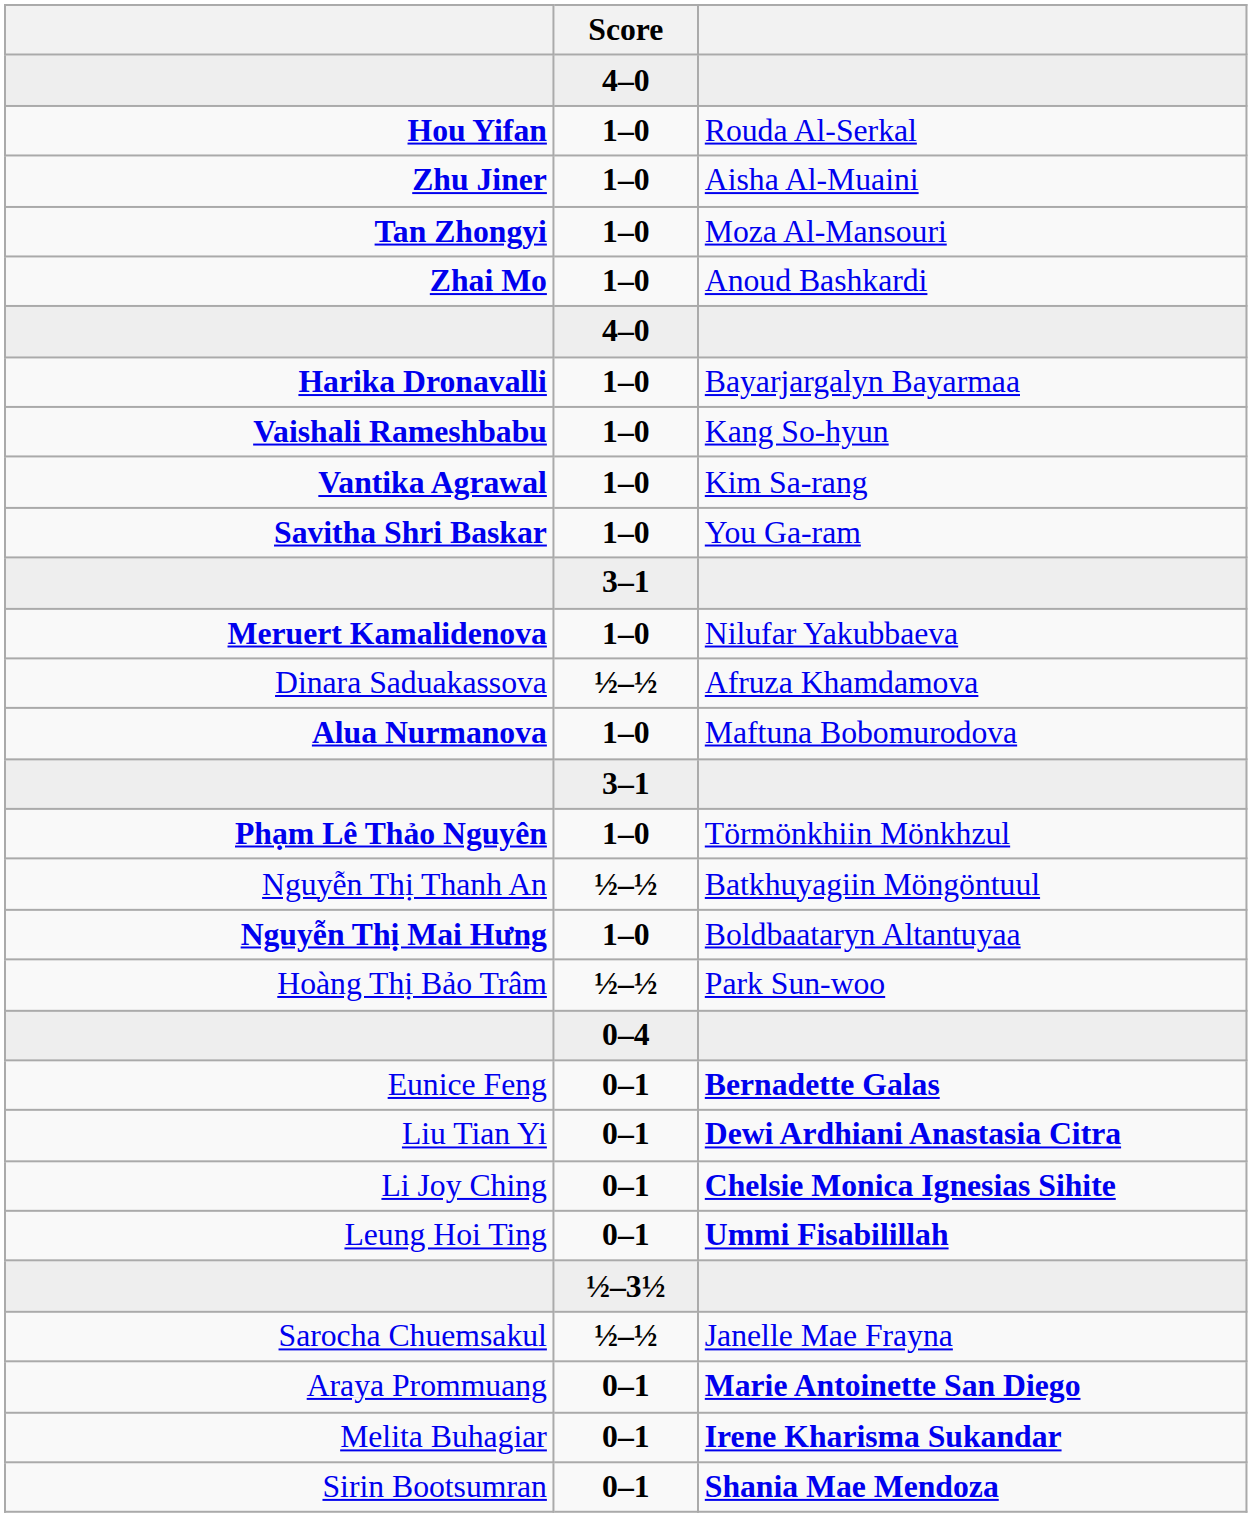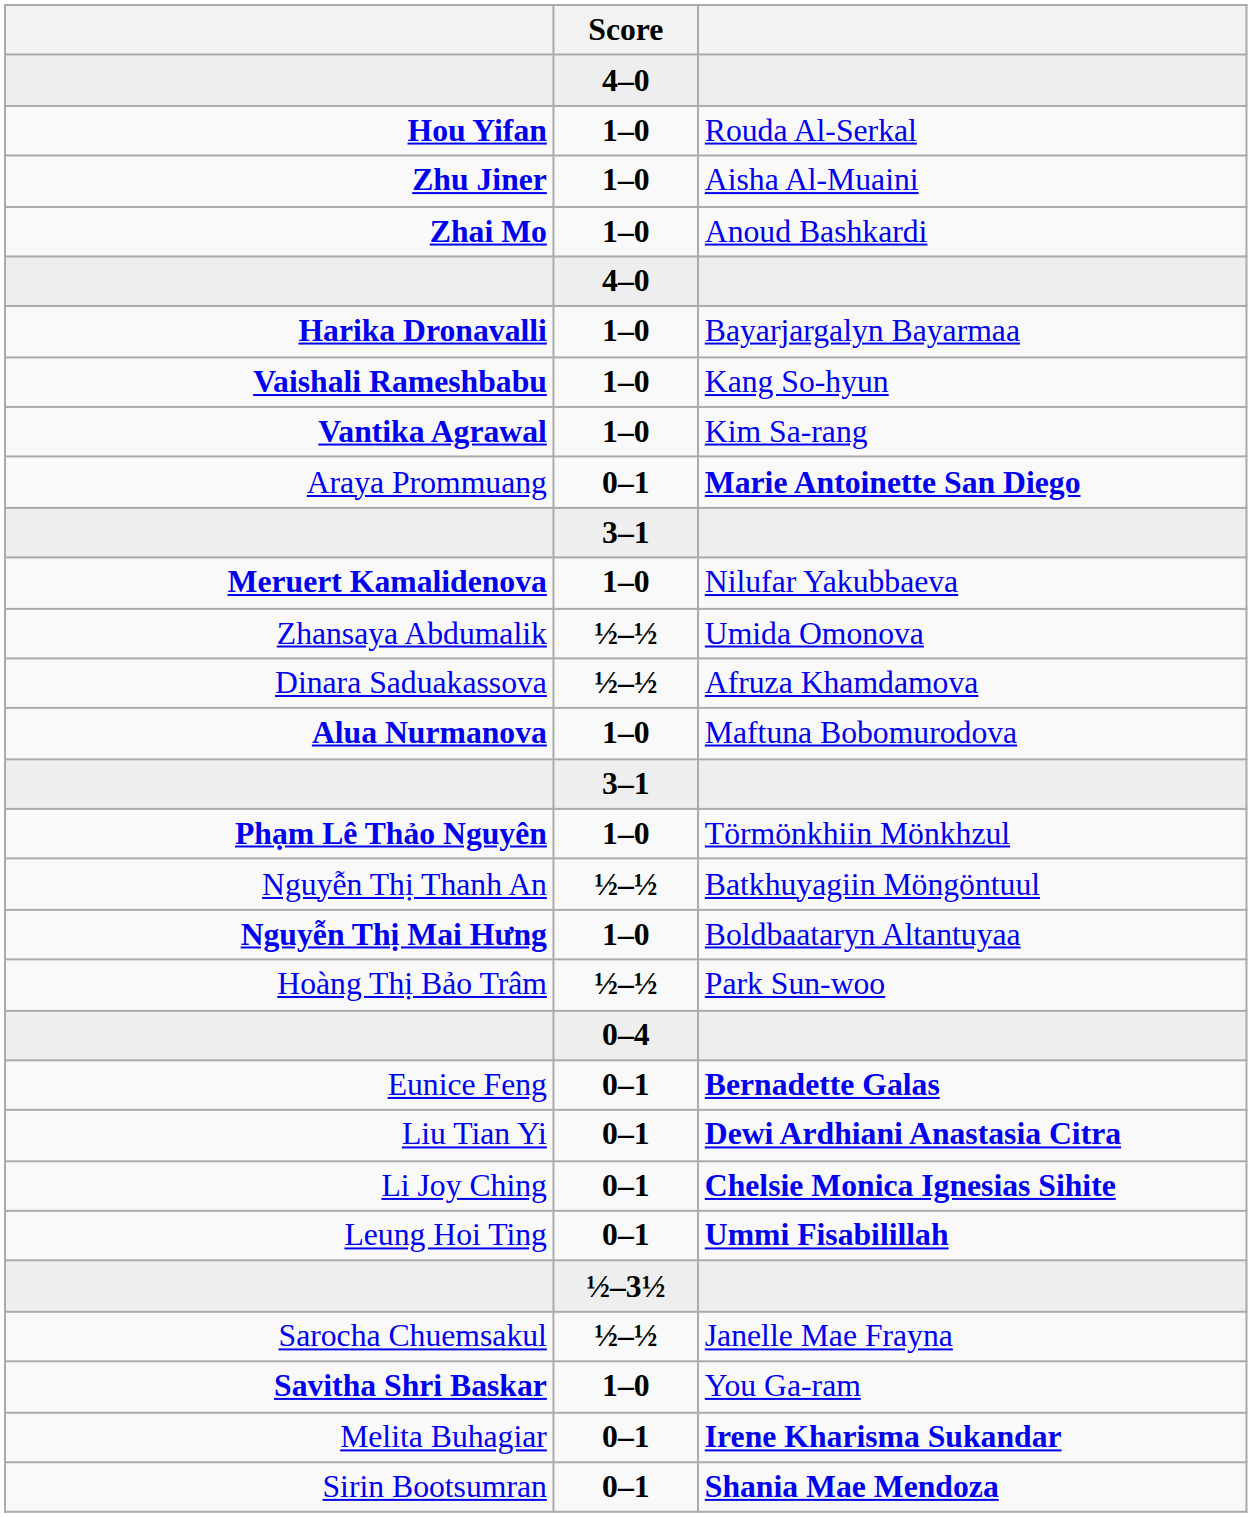- row: (461, 230)
rows swapped: (410, 532) <-> (427, 1386)
+ row: (412, 632)
